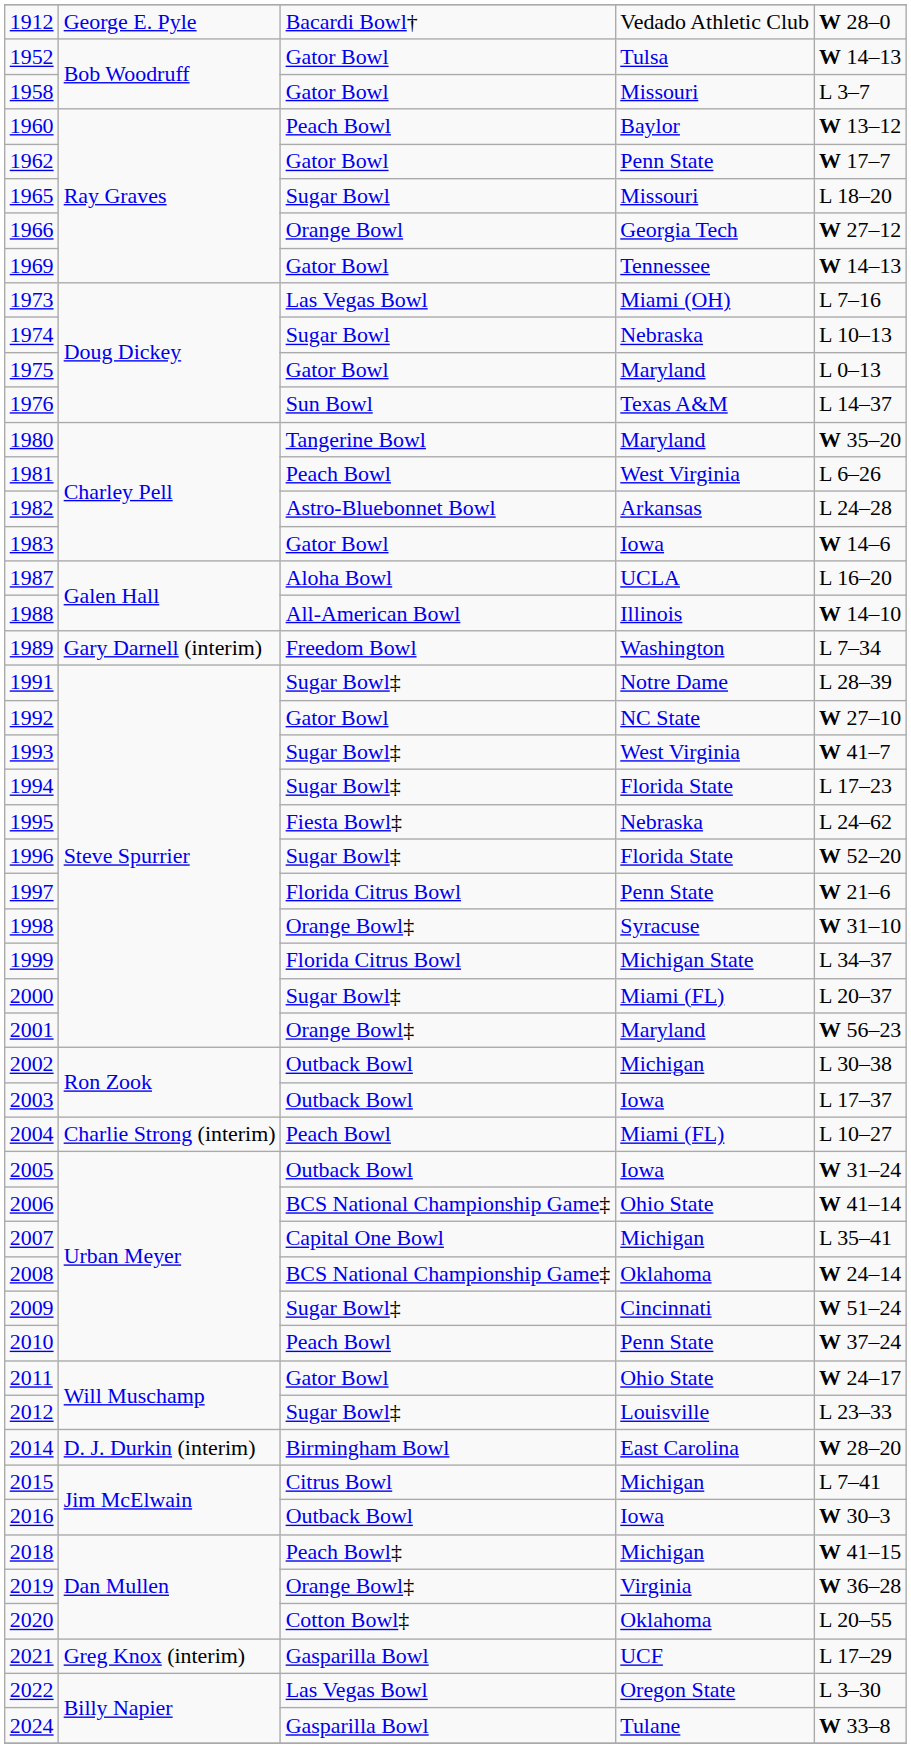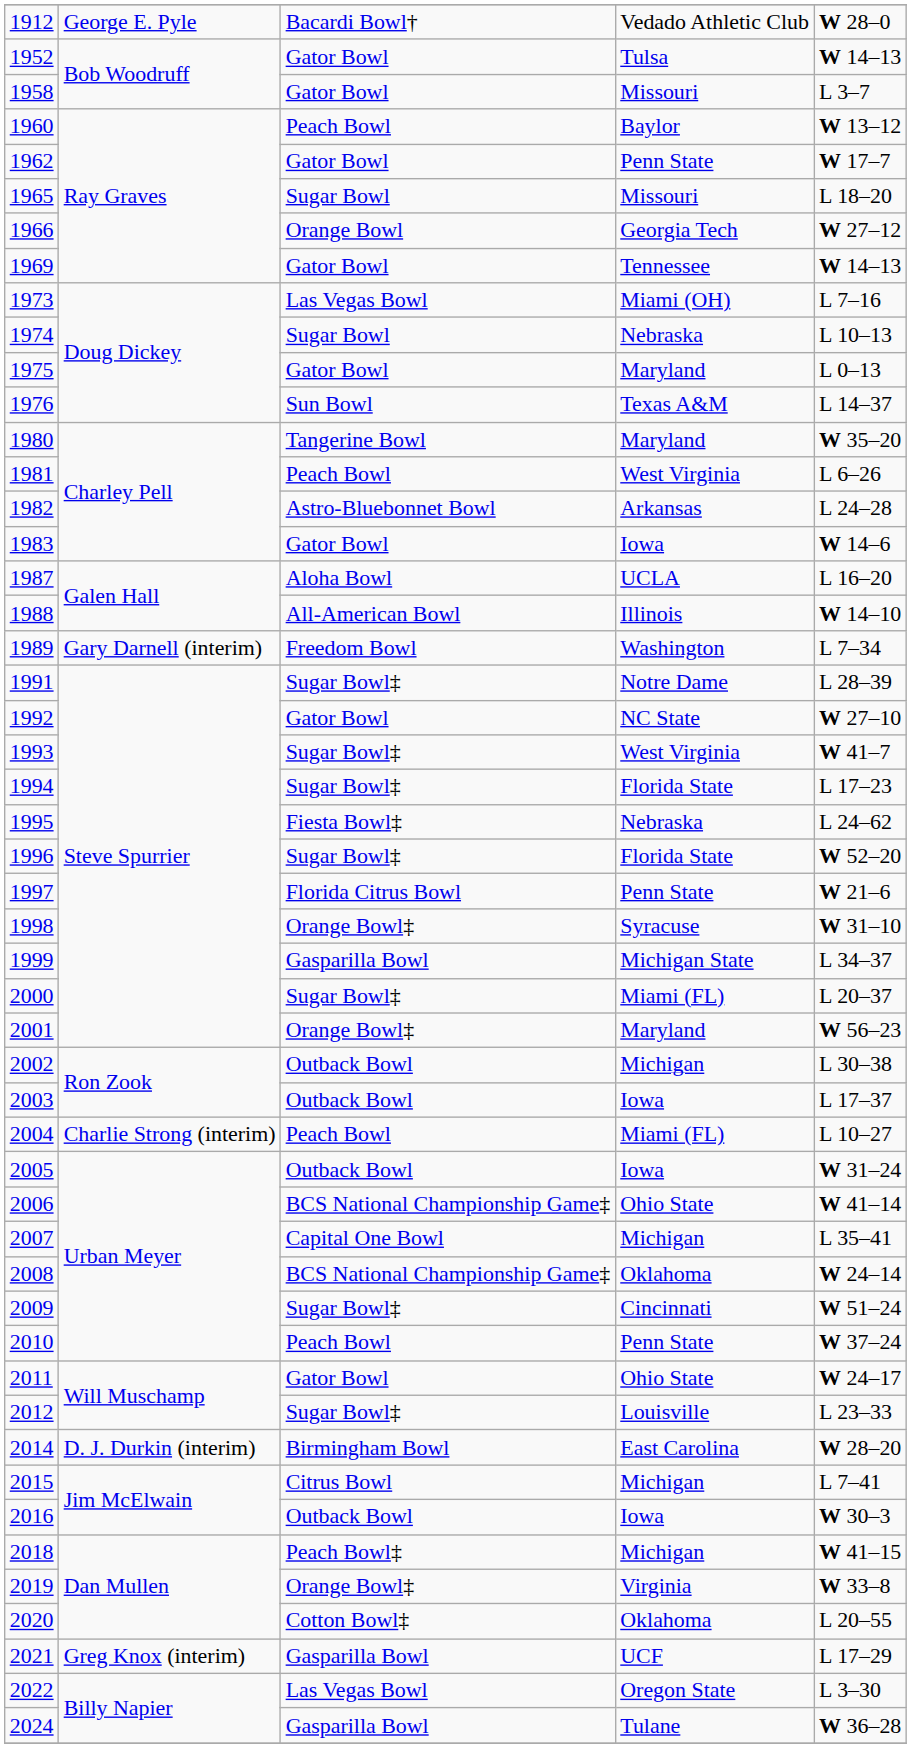(373, 960) Florida Citrus Bowl -> (357, 960) Gasparilla Bowl
(860, 1586) W 36–28 -> (855, 1586) W 33–8
(855, 1725) W 33–8 -> (860, 1725) W 36–28
